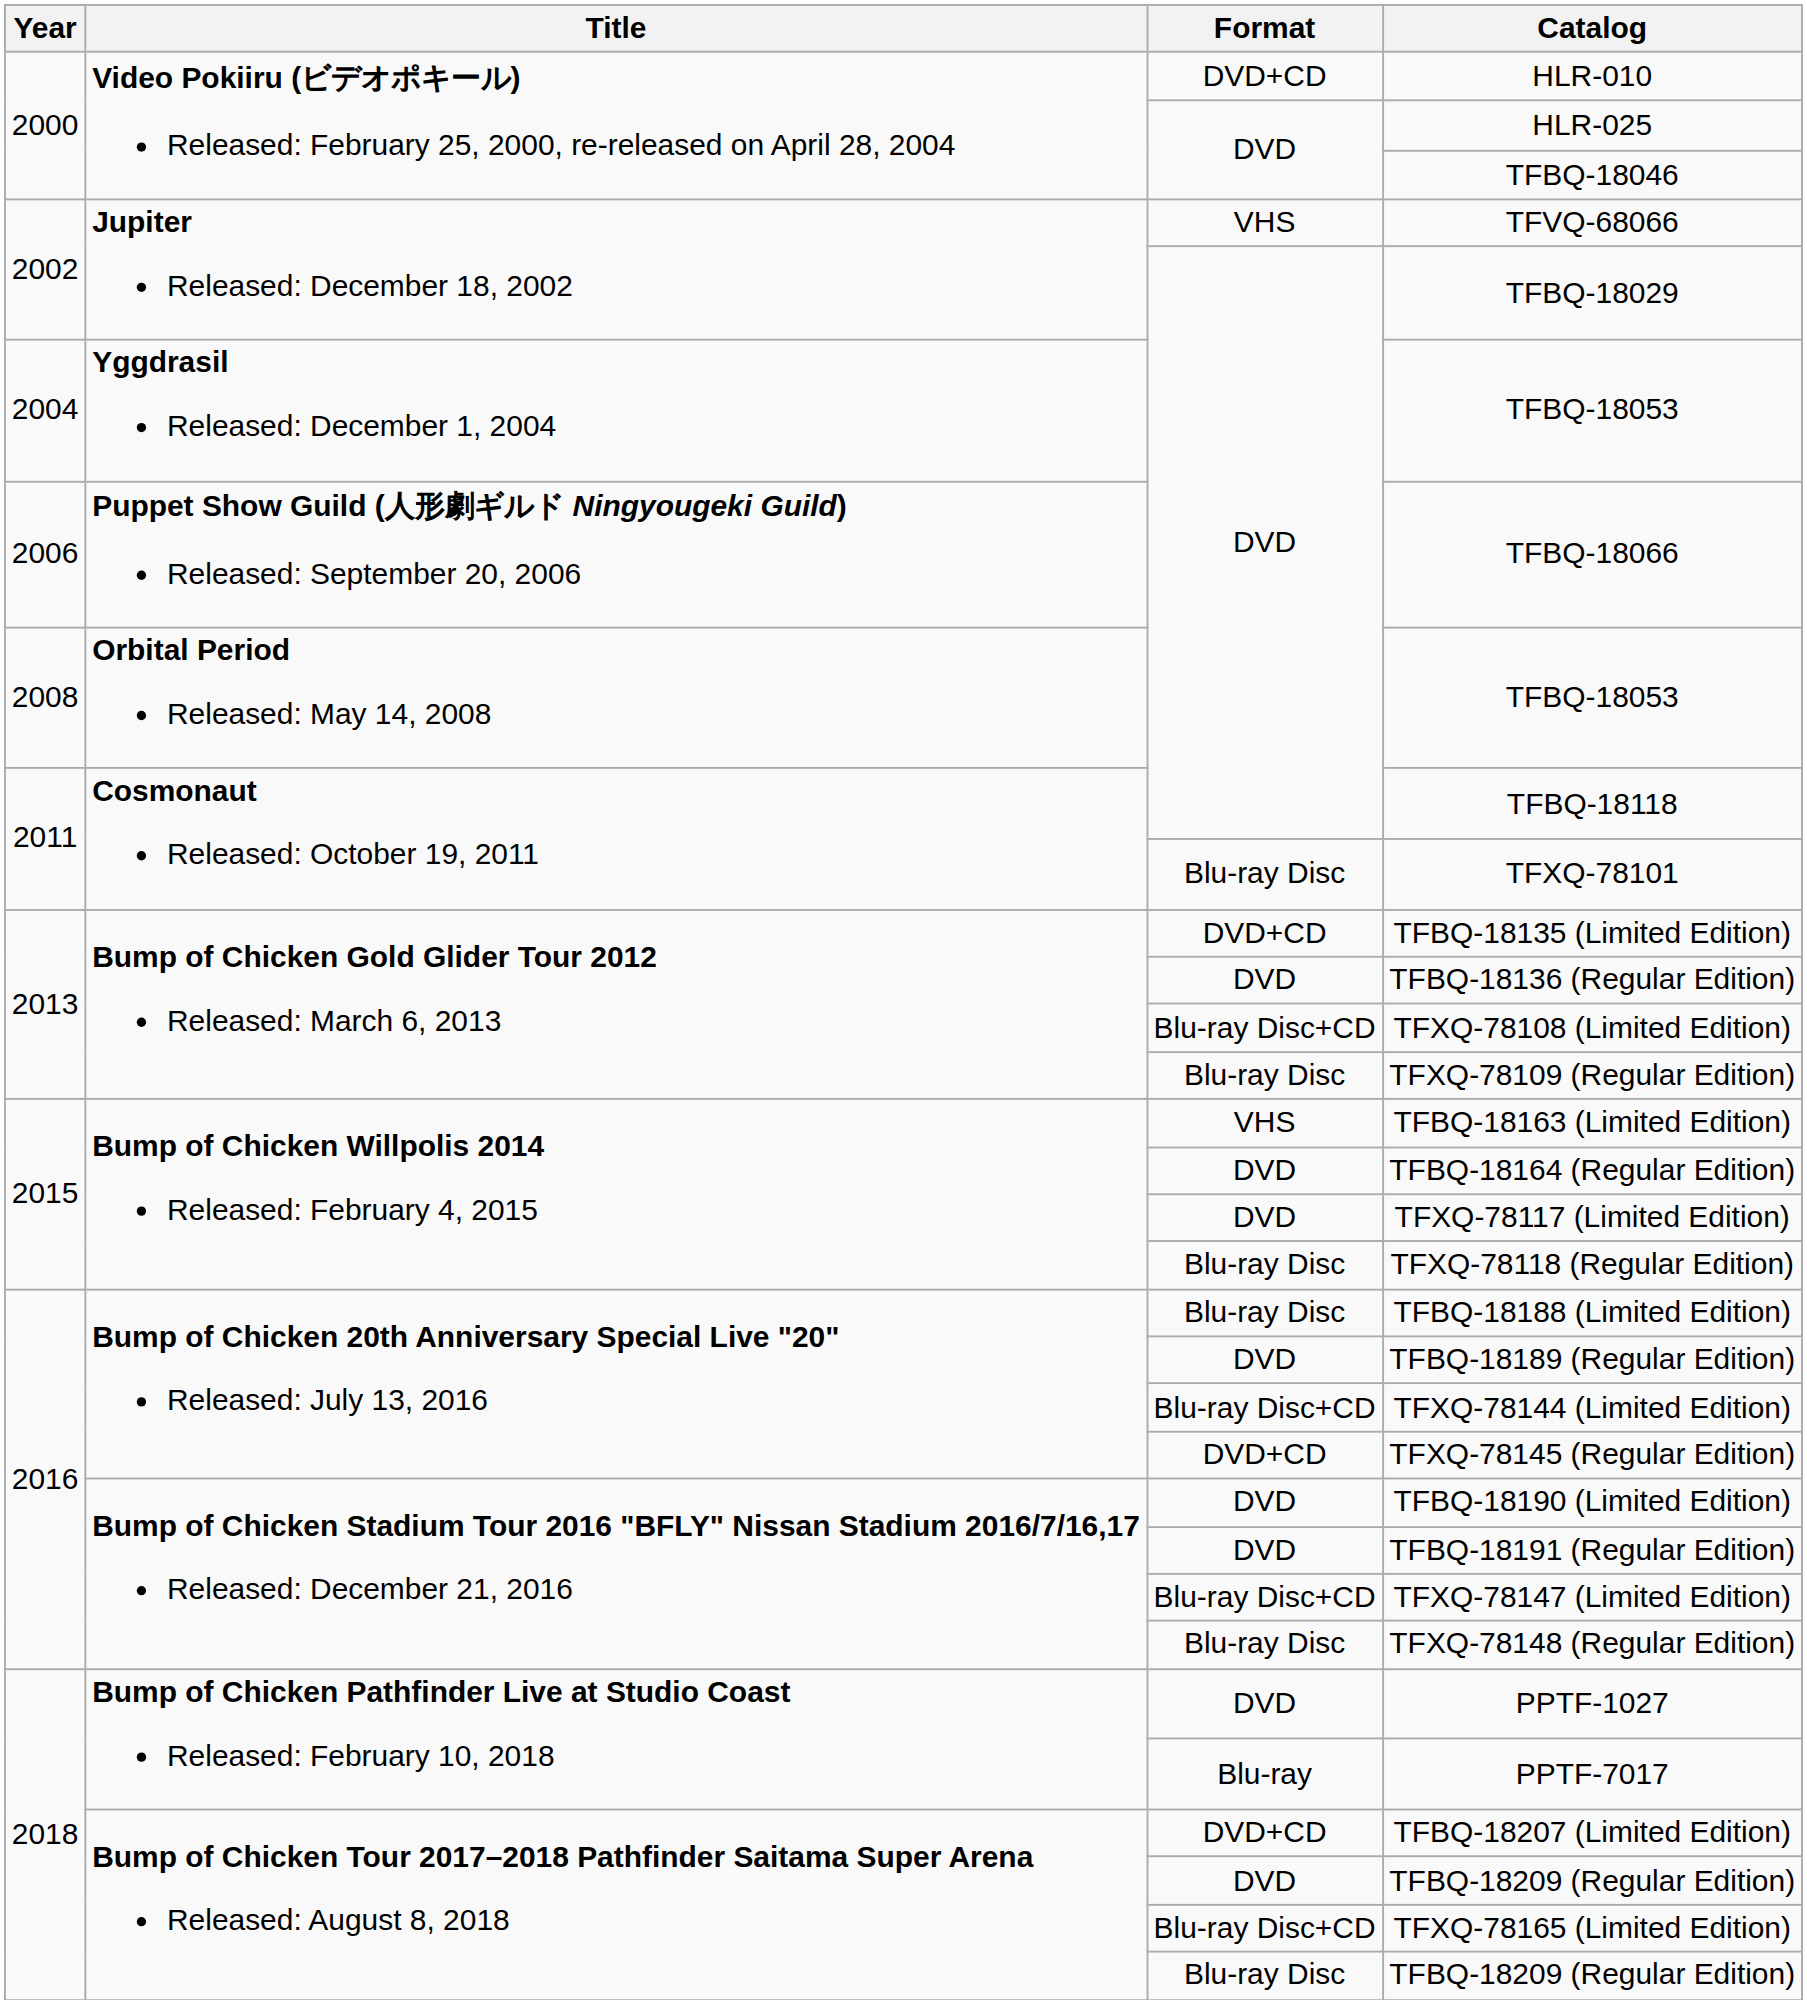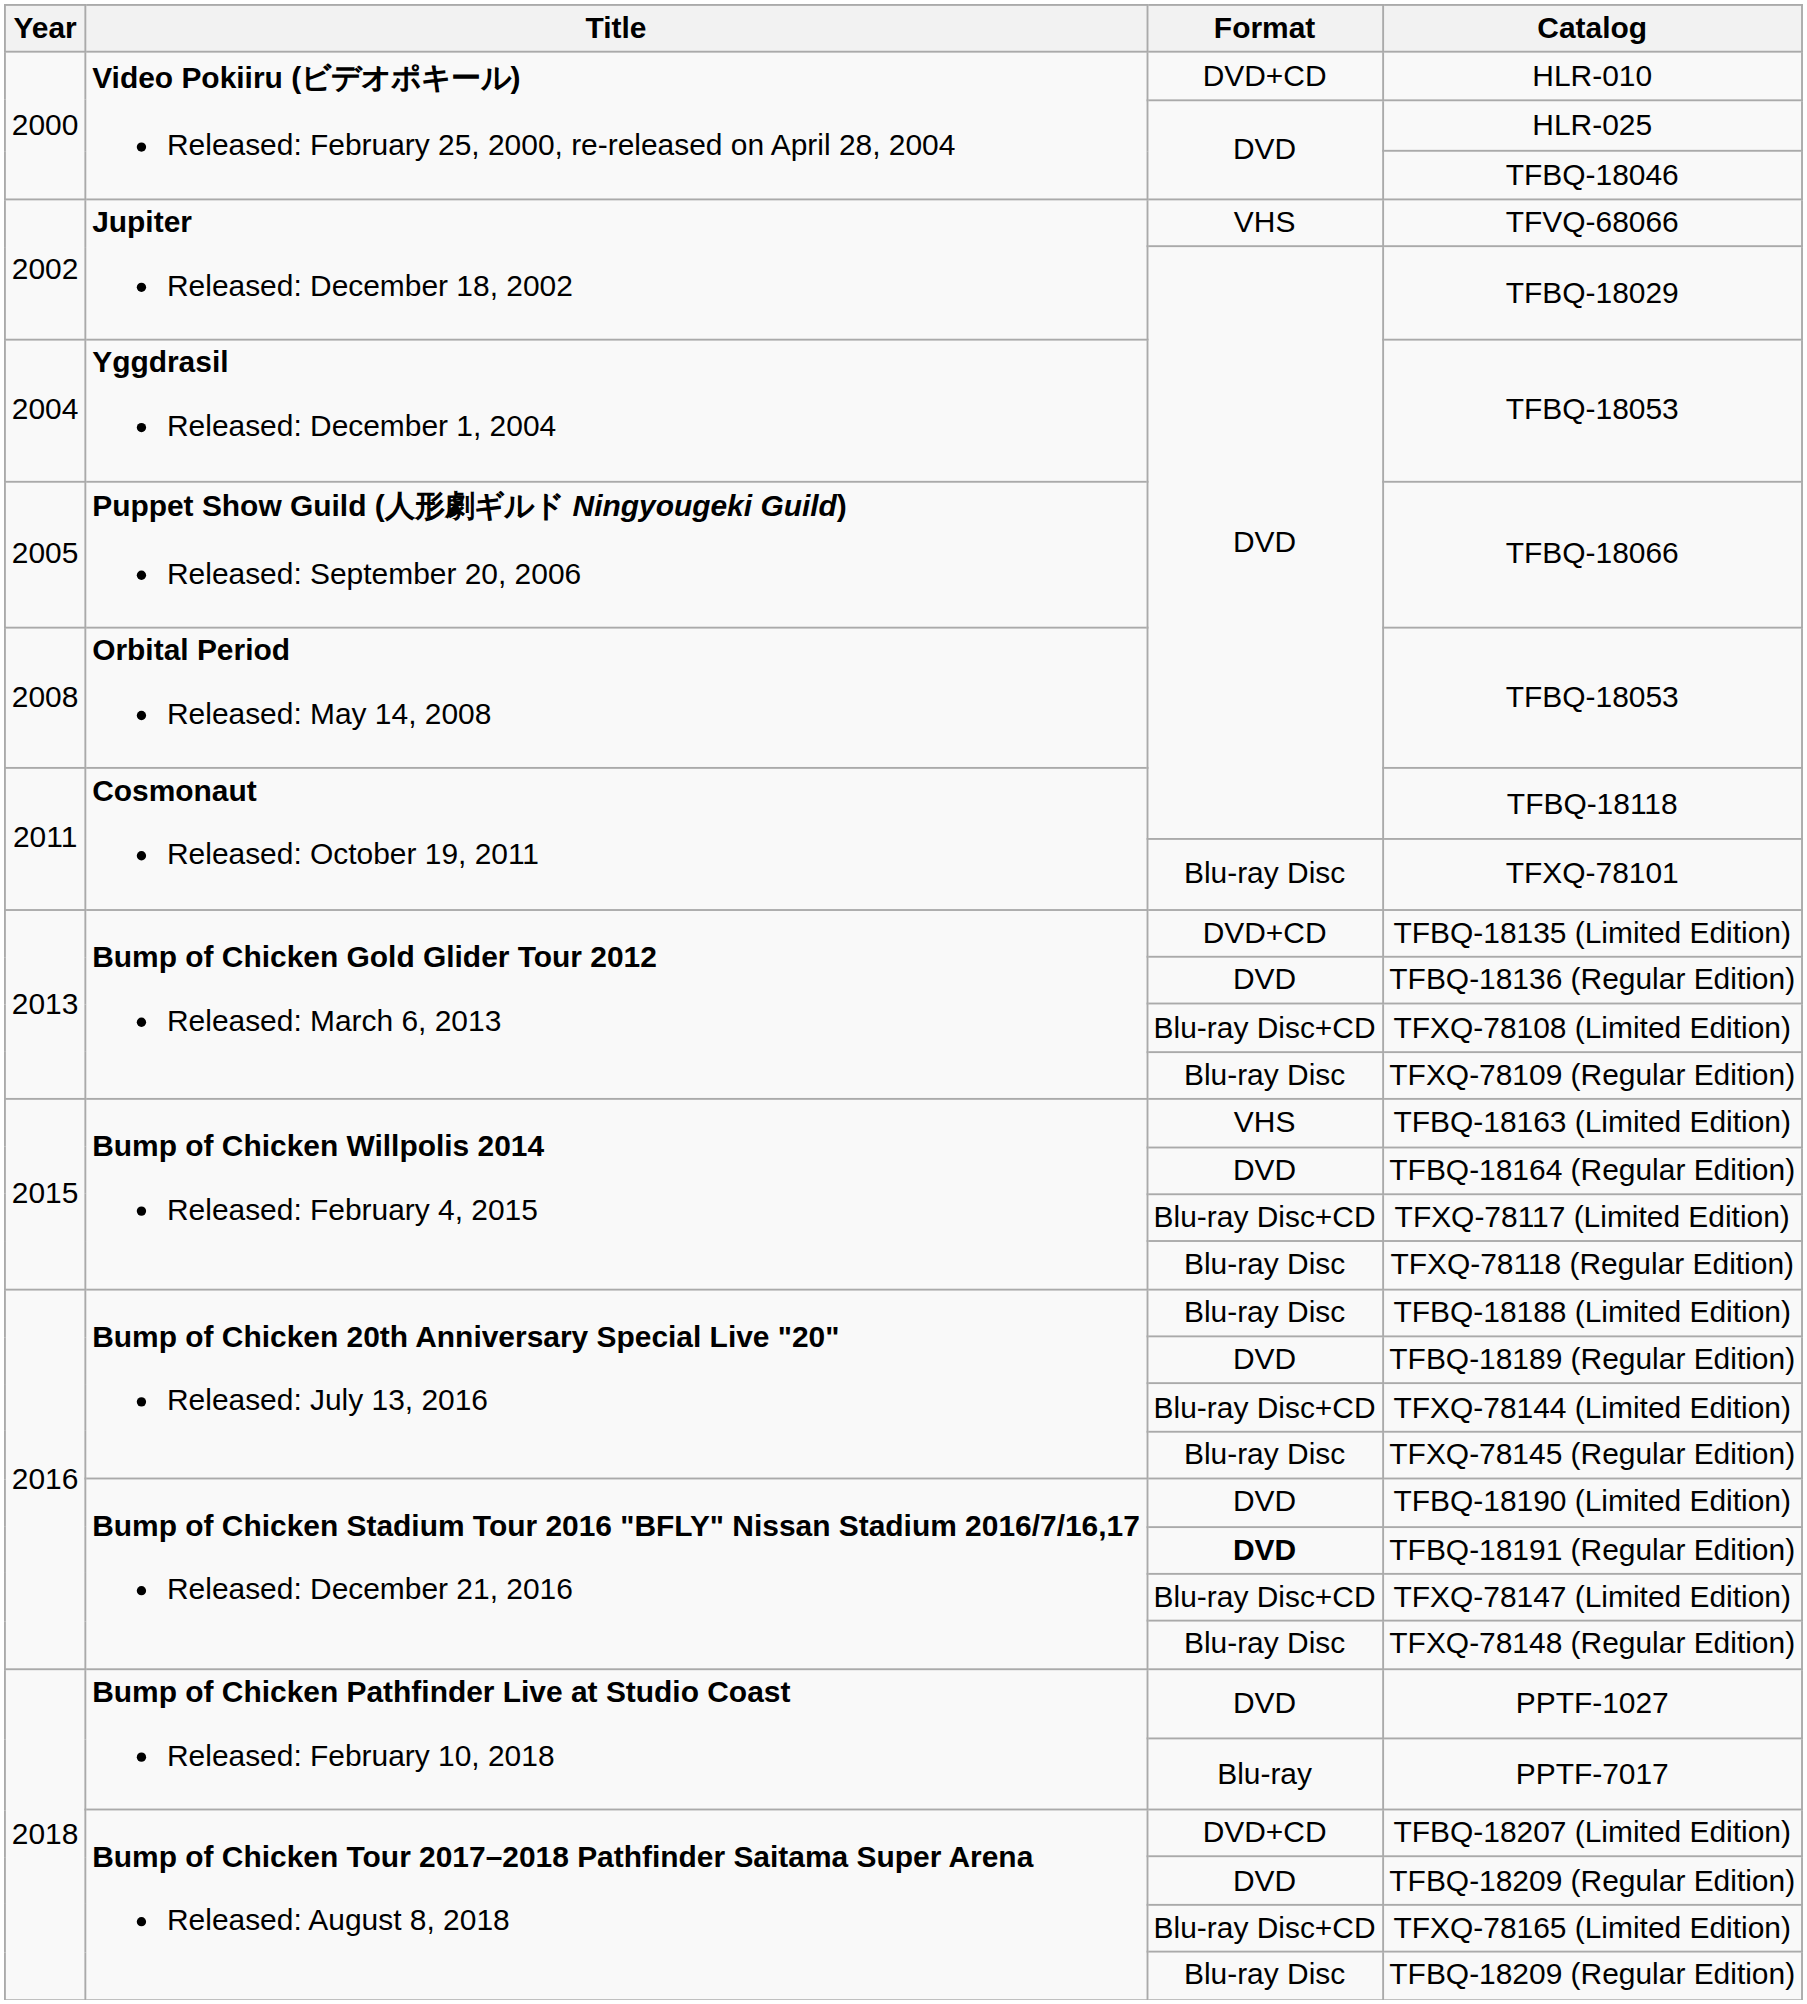(45, 553) 2006 -> (45, 553) 2005
(1265, 1217) DVD -> (1265, 1217) Blu-ray Disc+CD
(1265, 1454) DVD+CD -> (1265, 1454) Blu-ray Disc
(1265, 1549) normal -> (1265, 1549) bold
